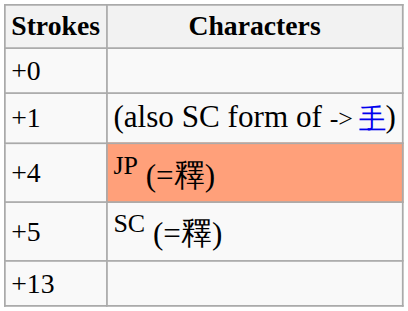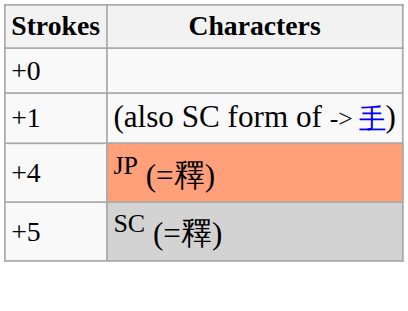(168, 230) no background -> (168, 230) lightgrey background
- row: (33, 283)
